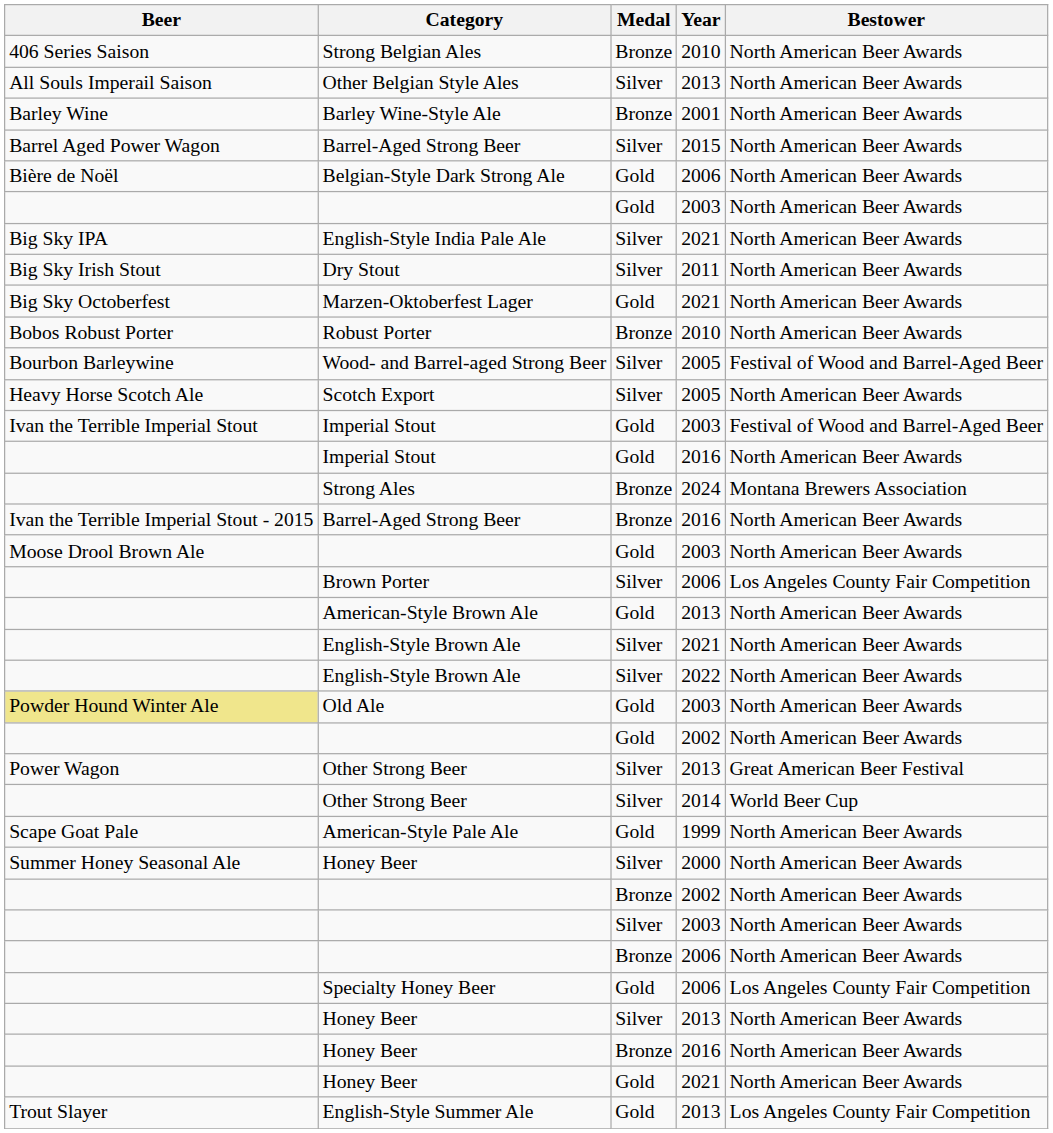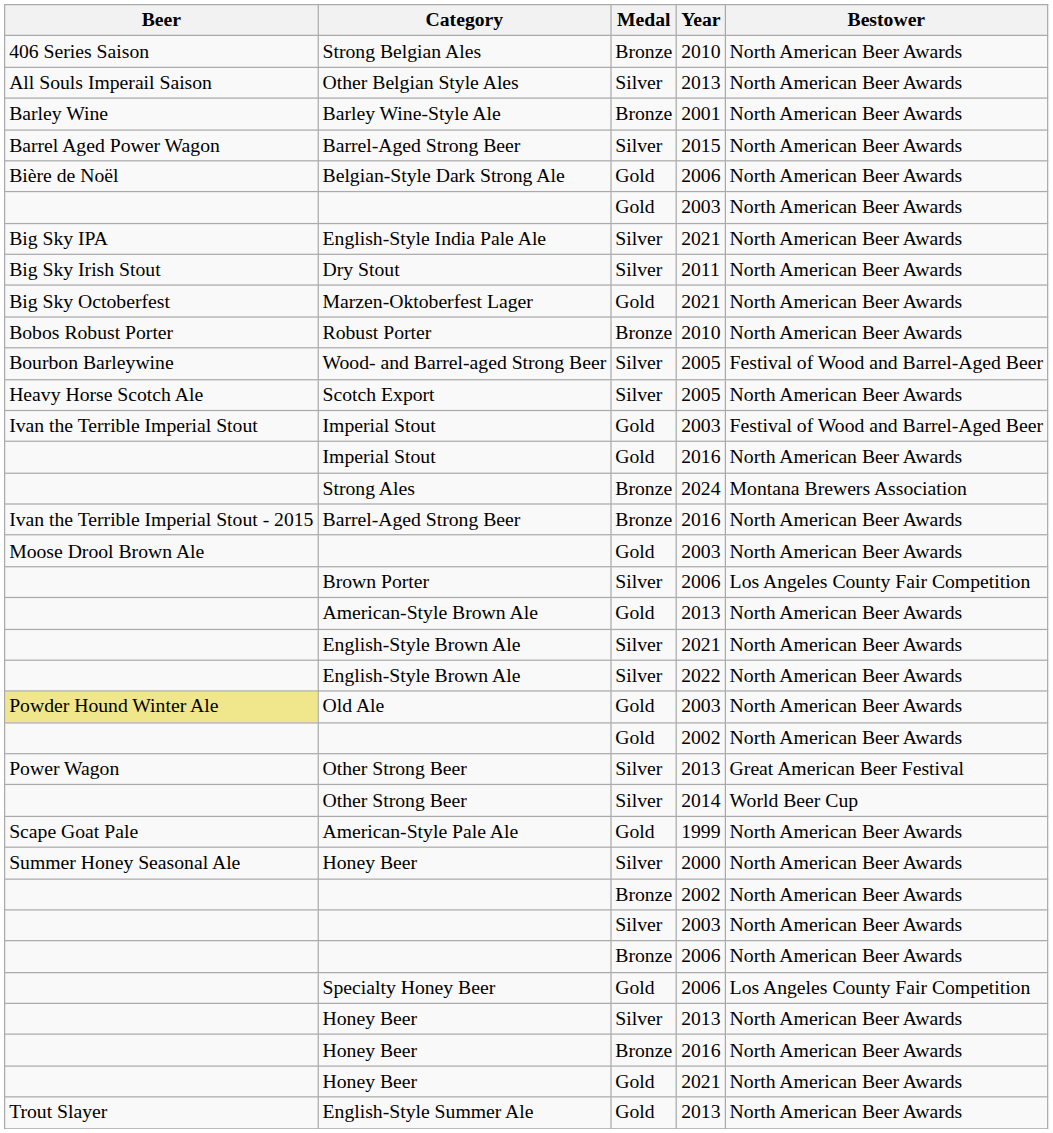(880, 1112) Los Angeles County Fair Competition -> (846, 1112) North American Beer Awards
